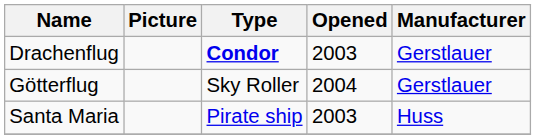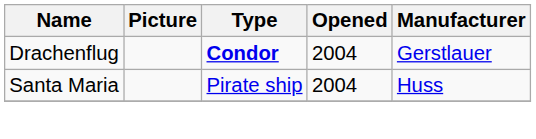(334, 52) 2003 -> (334, 52) 2004
- row: (54, 85)
(334, 117) 2003 -> (334, 85) 2004
